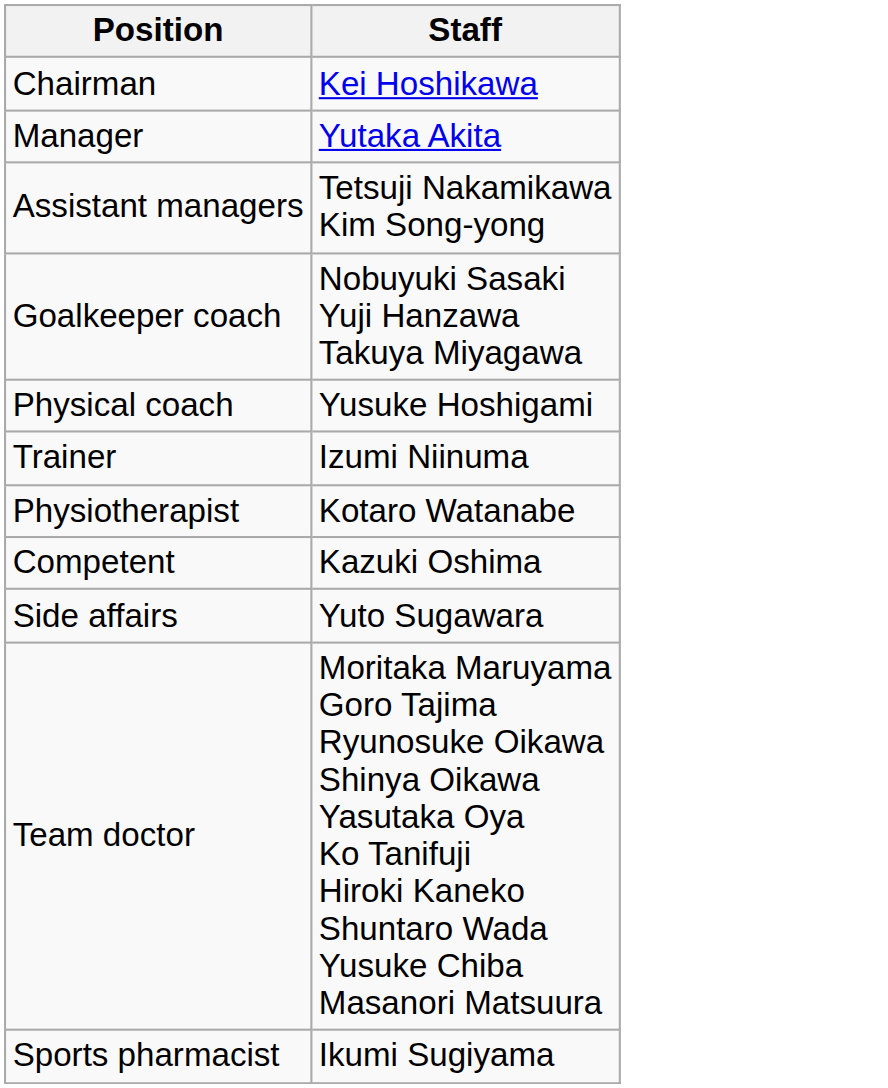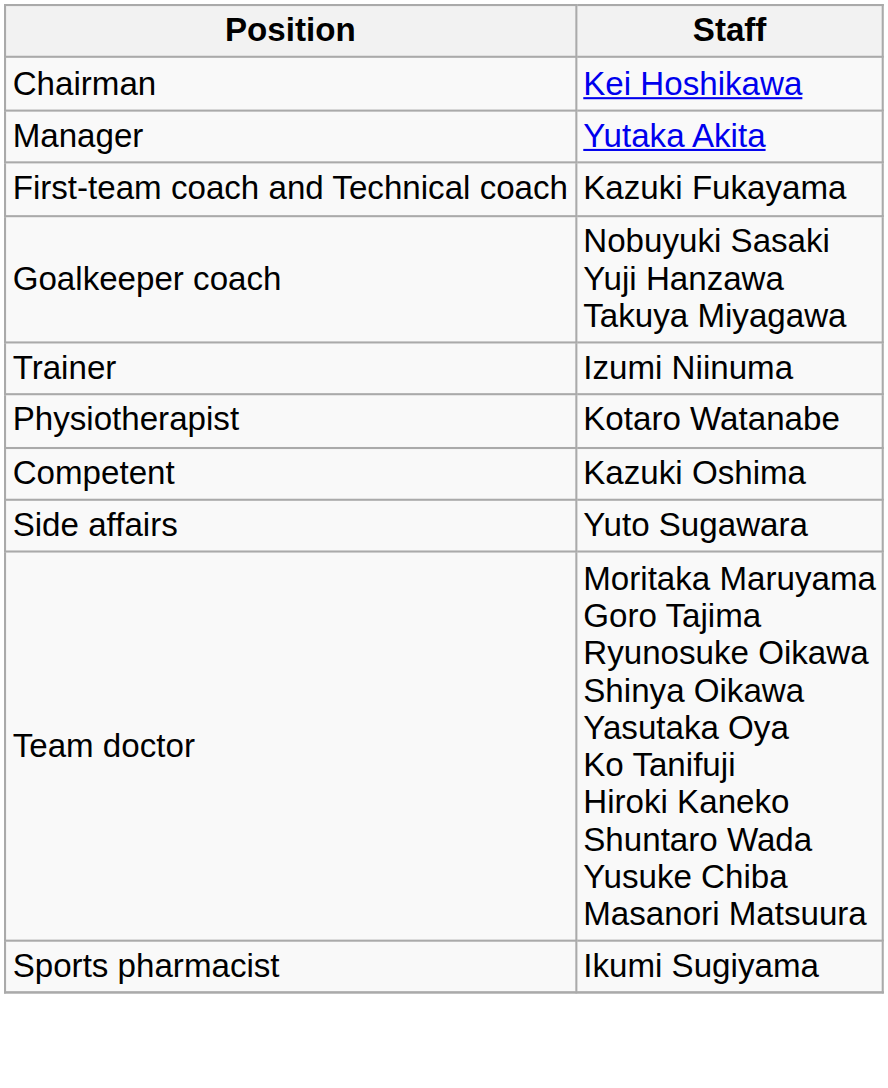- row: (158, 206)
+ row: (290, 188)
- row: (123, 405)
